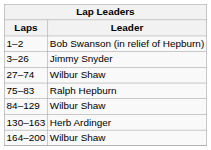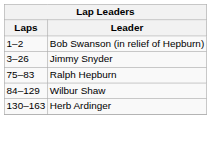- row: (20, 75)
- row: (26, 138)
